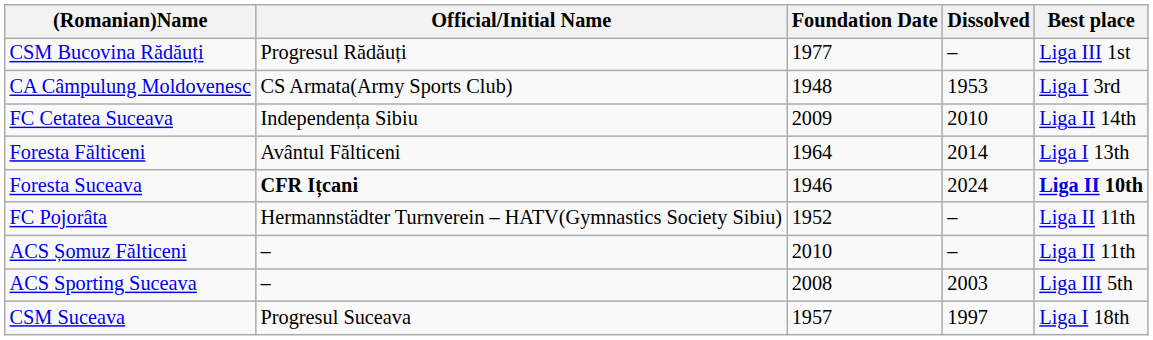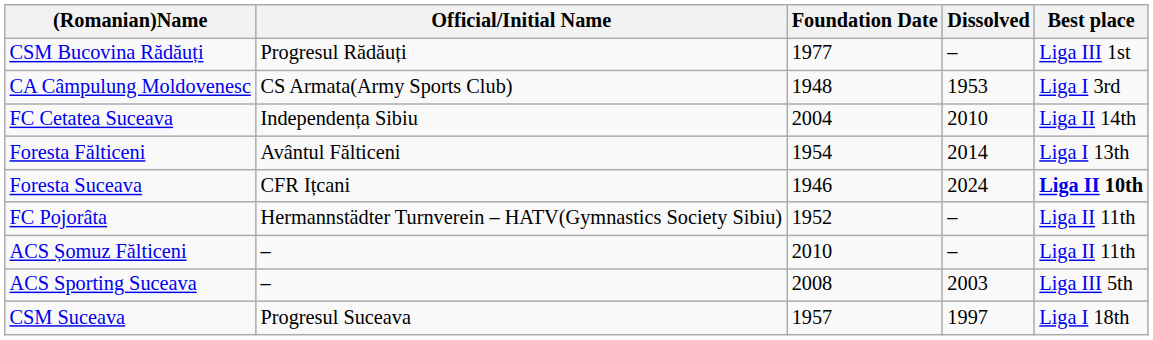(812, 119) 2009 -> (812, 119) 2004
(812, 152) 1964 -> (812, 152) 1954
(309, 185) bold -> (305, 185) normal
